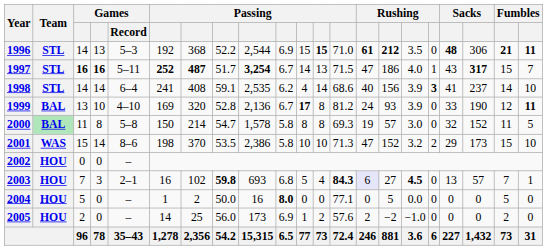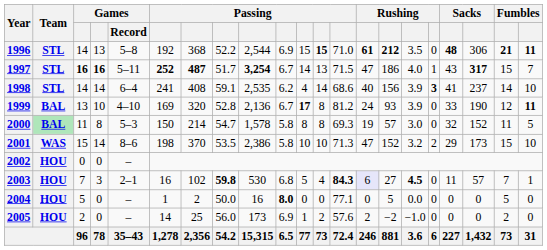(129, 50) 5–3 -> (129, 50) 5–8
(129, 124) 5–8 -> (129, 124) 5–3
(257, 180) 693 -> (257, 180) 530
(451, 180) 13 -> (451, 180) 11
